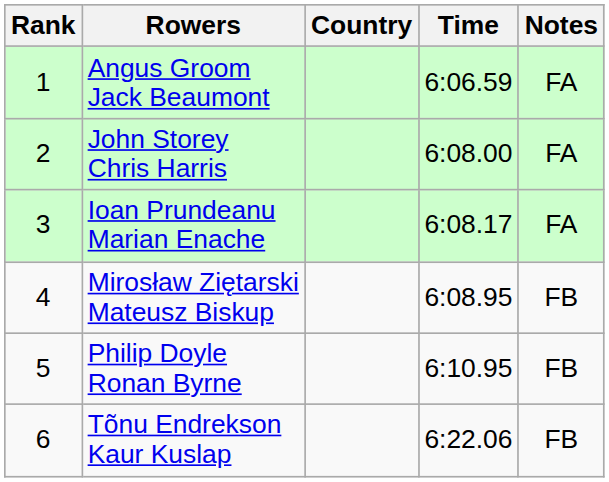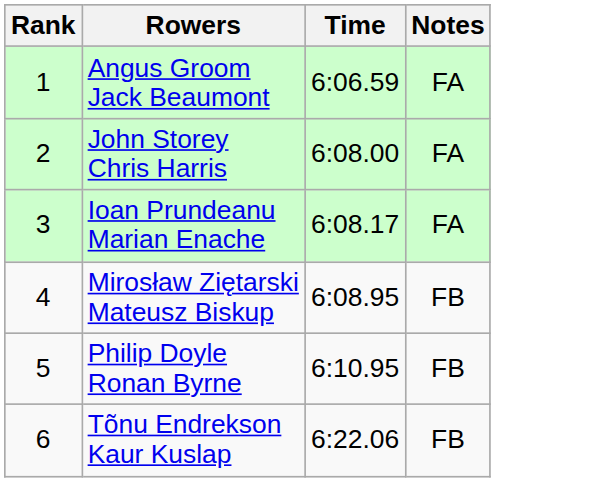- column: (362, 25)
